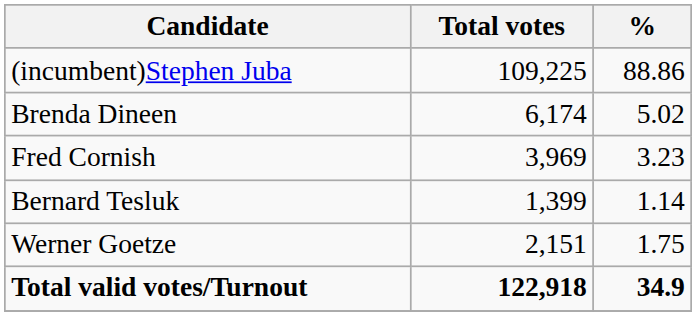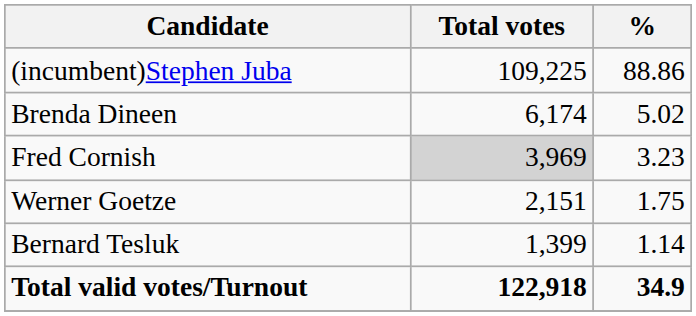(556, 157) no background -> (556, 157) lightgrey background
rows swapped: (94, 244) <-> (95, 200)
